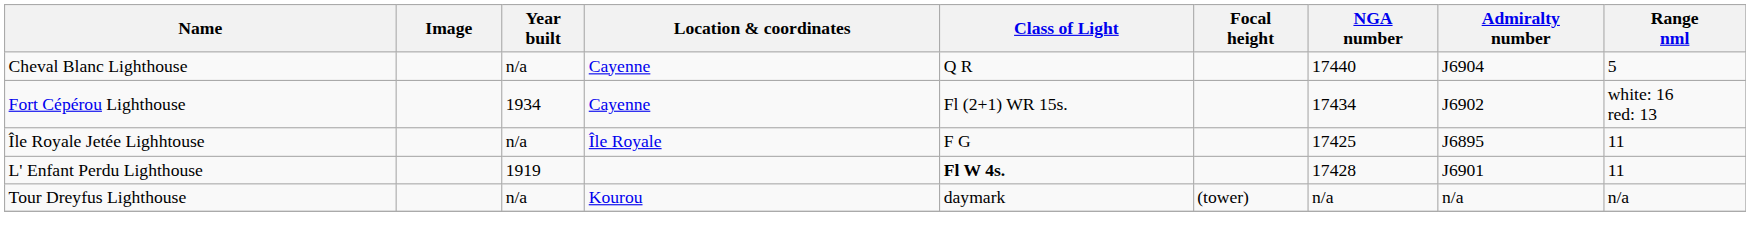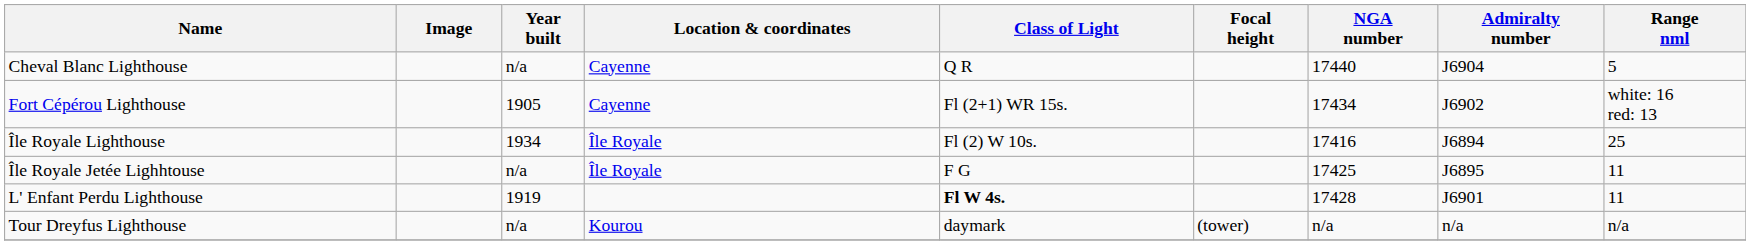(523, 103) 1934 -> (523, 103) 1905
+ row: (87, 141)
